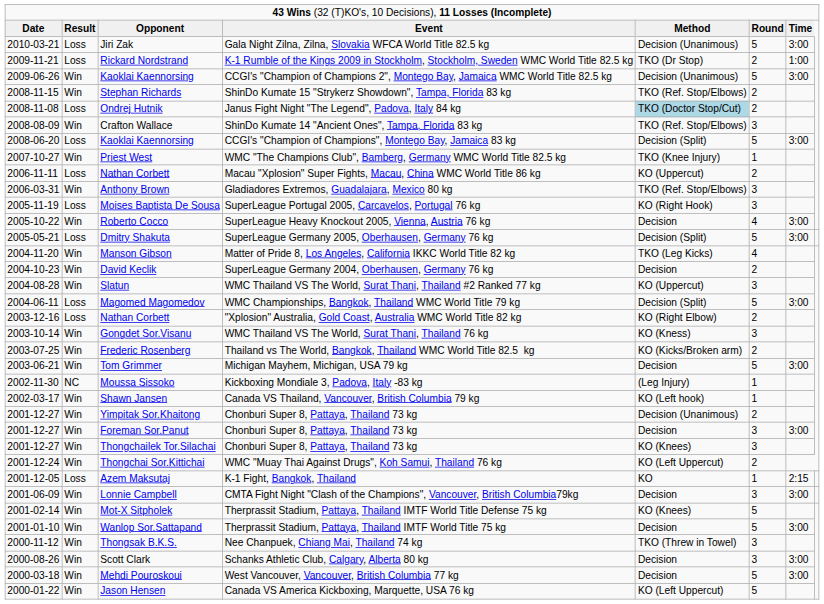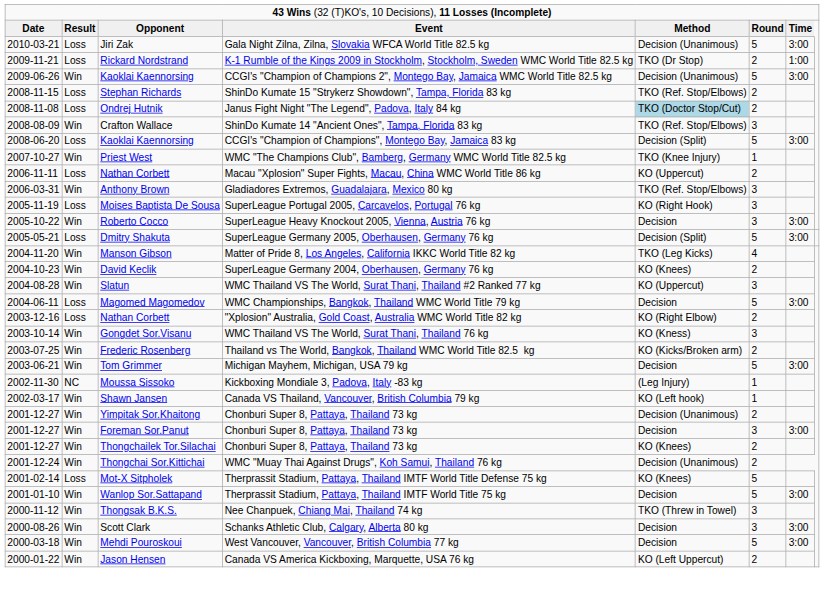(73, 93) Win -> (75, 93) Loss
(754, 221) 4 -> (754, 221) 3
(657, 270) Decision -> (665, 270) KO (Knees)
(672, 302) Decision (Split) -> (657, 302) Decision
(754, 447) 3 -> (754, 447) 2
(681, 463) KO (Left Uppercut) -> (688, 463) Decision (Unanimous)
- row: (135, 479)
- row: (139, 495)
(73, 511) Win -> (75, 479) Loss
(754, 591) 5 -> (754, 559) 2
